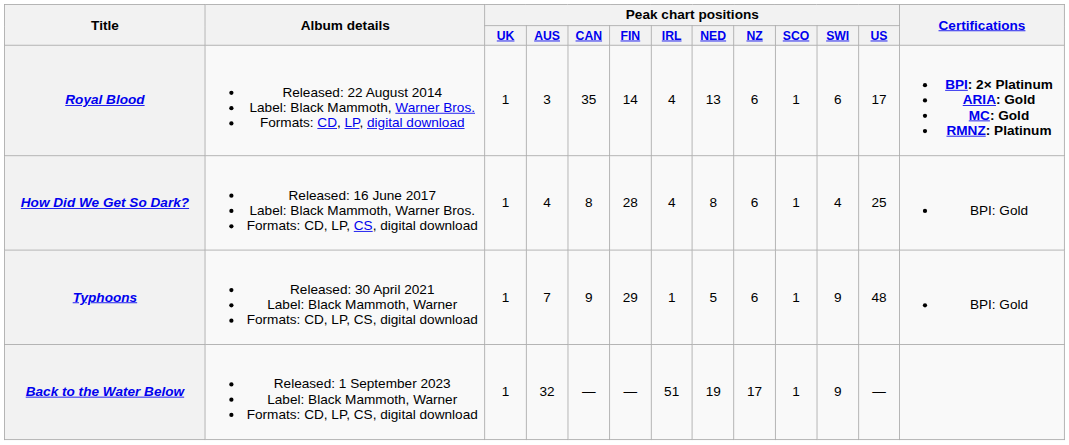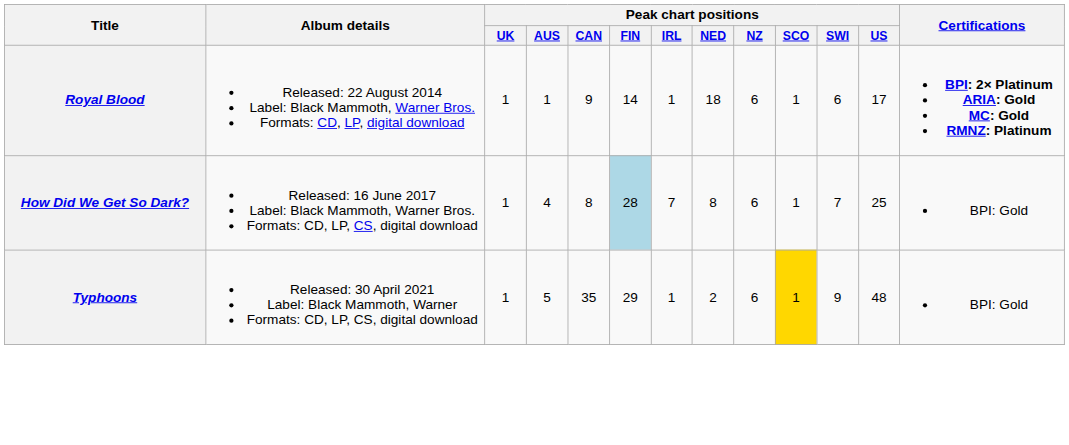(547, 100) 3 -> (547, 100) 1
(589, 100) 35 -> (589, 100) 9
(672, 100) 4 -> (672, 100) 1
(713, 100) 13 -> (713, 100) 18
(630, 202) no background -> (630, 202) lightblue background
(672, 202) 4 -> (672, 202) 7
(838, 202) 4 -> (838, 202) 7
(547, 297) 7 -> (547, 297) 5
(589, 297) 9 -> (589, 297) 35
(713, 297) 5 -> (713, 297) 2
(796, 297) no background -> (796, 297) gold background
- row: (105, 392)
